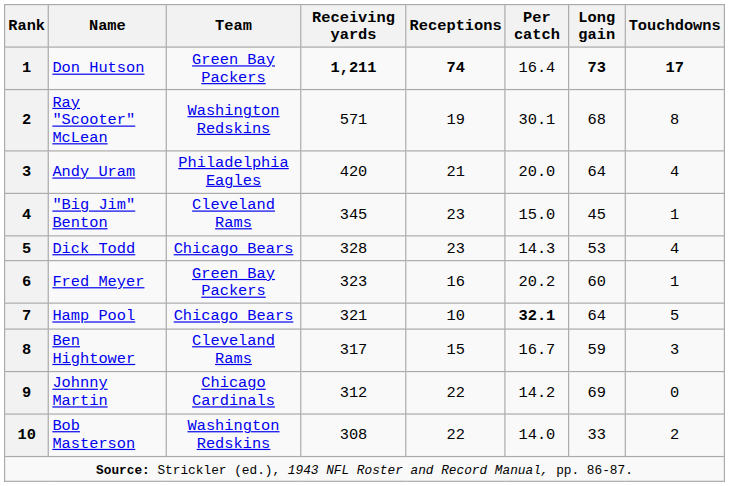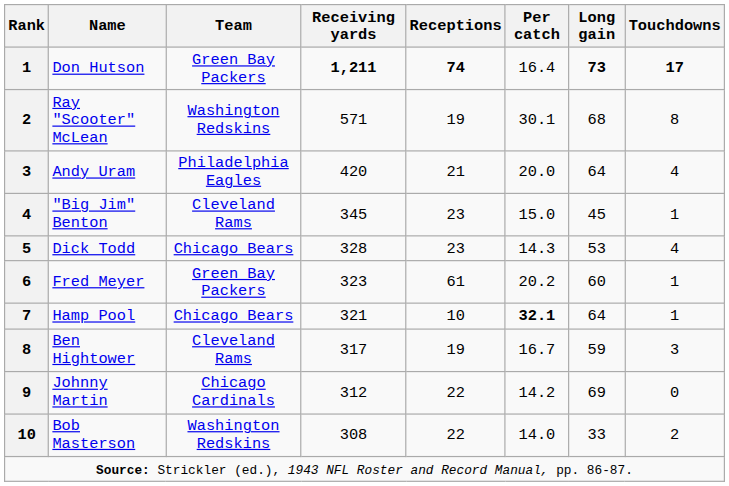(456, 282) 16 -> (456, 282) 61
(675, 316) 5 -> (675, 316) 1
(456, 350) 15 -> (456, 350) 19
